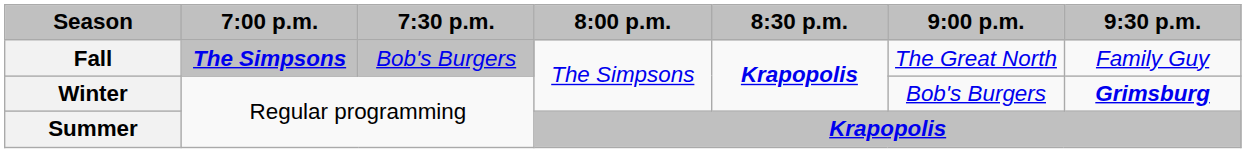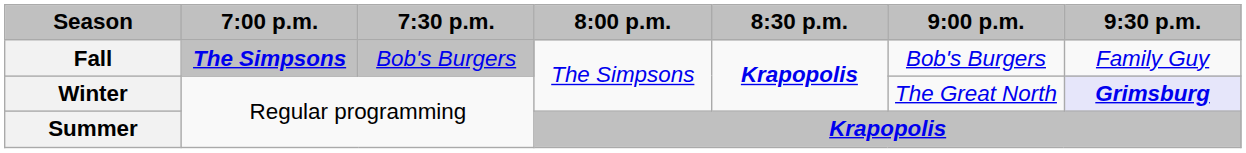(976, 57) The Great North -> (976, 57) Bob's Burgers
(976, 93) Bob's Burgers -> (976, 93) The Great North
(1153, 93) no background -> (1153, 93) lavender background
